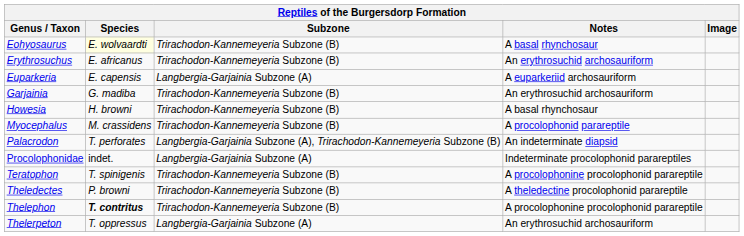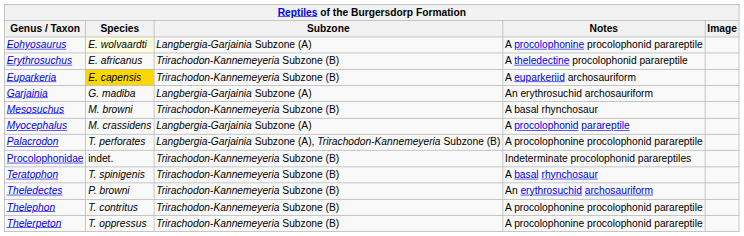(248, 45) Trirachodon-Kannemeyeria Subzone (B) -> (234, 45) Langbergia-Garjainia Subzone (A)
(551, 45) A basal rhynchosaur -> (604, 45) A procolophonine procolophonid parareptile
(579, 61) An erythrosuchid archosauriform -> (596, 61) A theledectine procolophonid parareptile
(115, 77) no background -> (115, 77) gold background
(234, 77) Langbergia-Garjainia Subzone (A) -> (248, 77) Trirachodon-Kannemeyeria Subzone (B)
(248, 93) Trirachodon-Kannemeyeria Subzone (B) -> (234, 93) Langbergia-Garjainia Subzone (A)
- row: (26, 110)
+ row: (35, 110)
(248, 126) Trirachodon-Kannemeyeria Subzone (B) -> (234, 126) Langbergia-Garjainia Subzone (A)
(561, 142) An indeterminate diapsid -> (604, 142) A procolophonine procolophonid parareptile
(234, 158) Langbergia-Garjainia Subzone (A) -> (248, 158) Trirachodon-Kannemeyeria Subzone (B)
(604, 175) A procolophonine procolophonid parareptile -> (551, 175) A basal rhynchosaur
(596, 191) A theledectine procolophonid parareptile -> (579, 191) An erythrosuchid archosauriform
(116, 207) bold -> (113, 207) normal
(234, 223) Langbergia-Garjainia Subzone (A) -> (248, 223) Trirachodon-Kannemeyeria Subzone (B)
(579, 223) An erythrosuchid archosauriform -> (604, 223) A procolophonine procolophonid parareptile
